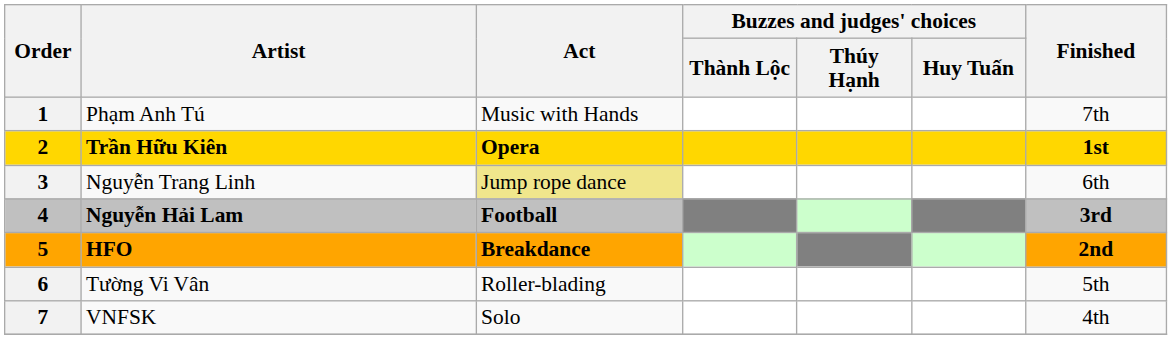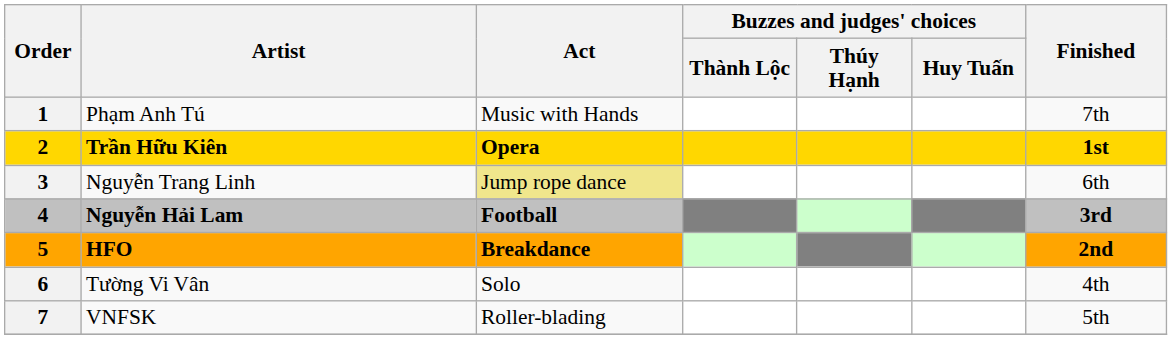(543, 283) Roller-blading -> (501, 283) Solo
(1096, 283) 5th -> (1096, 283) 4th
(501, 317) Solo -> (543, 317) Roller-blading
(1096, 317) 4th -> (1096, 317) 5th
